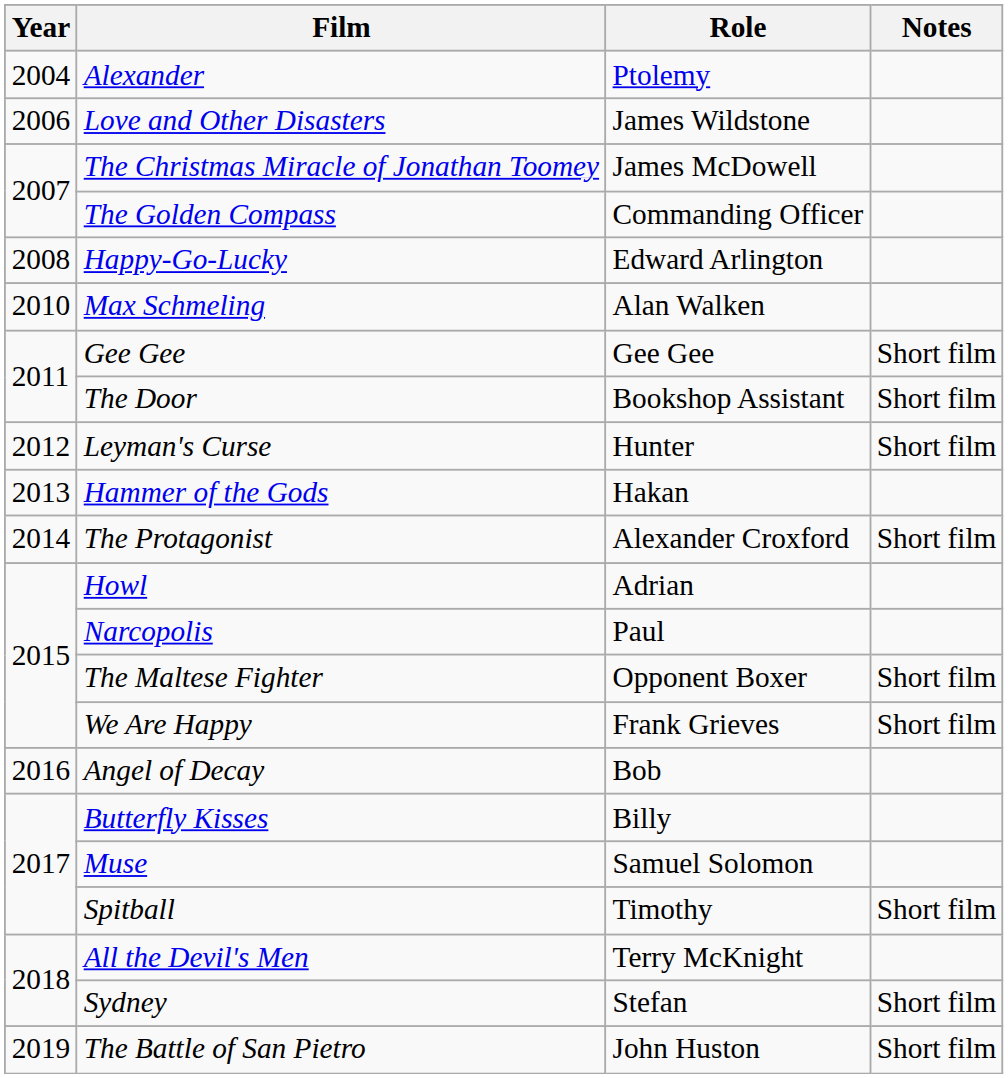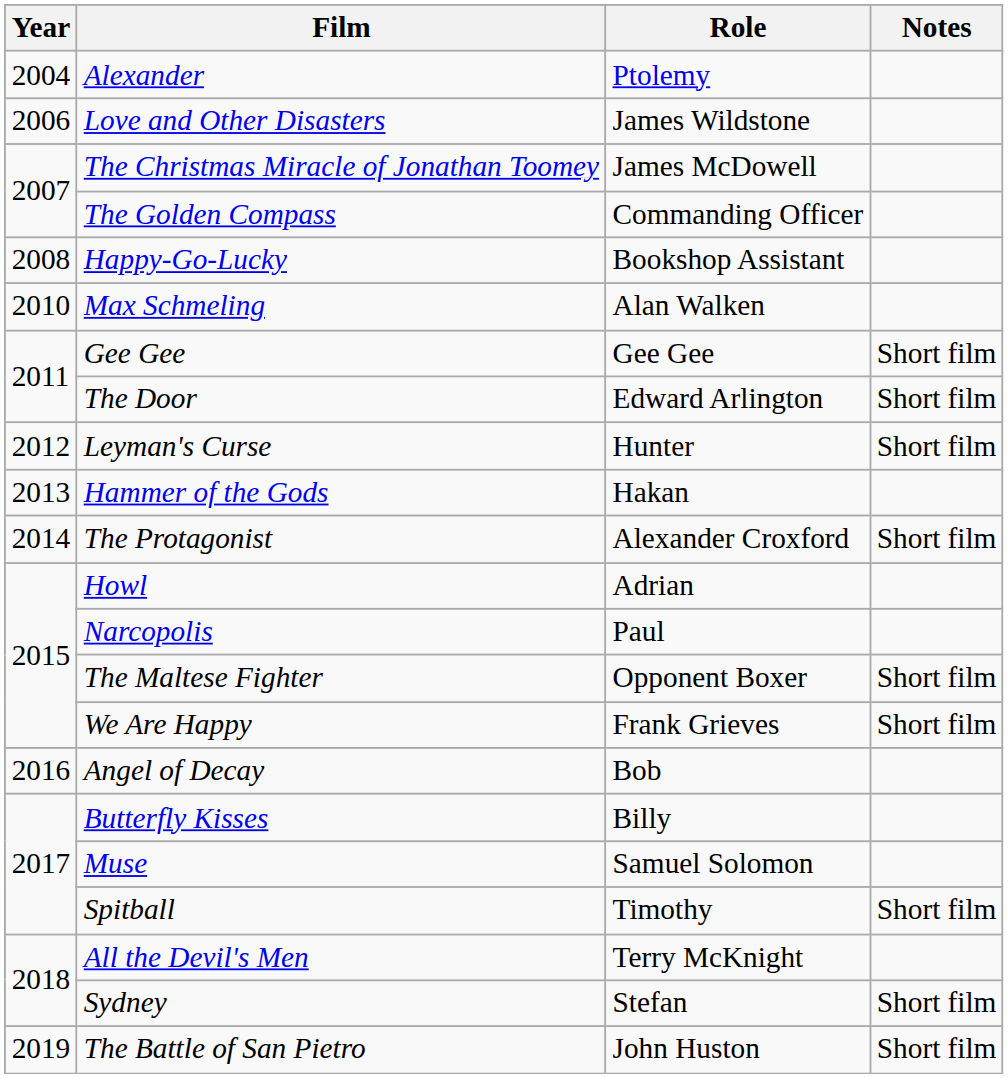(718, 259) Edward Arlington -> (729, 259) Bookshop Assistant
(729, 399) Bookshop Assistant -> (718, 399) Edward Arlington
